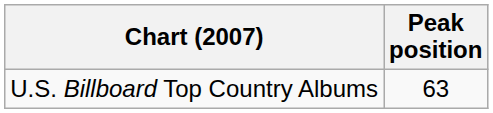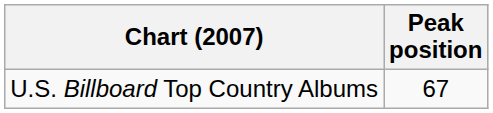(436, 88) 63 -> (436, 88) 67
